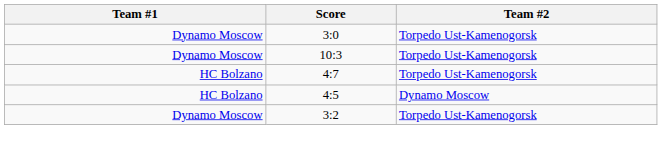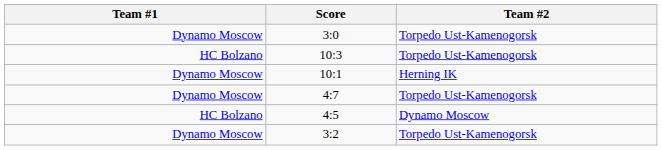(217, 54) Dynamo Moscow -> (231, 54) HC Bolzano
+ row: (331, 74)
(231, 74) HC Bolzano -> (217, 94) Dynamo Moscow
